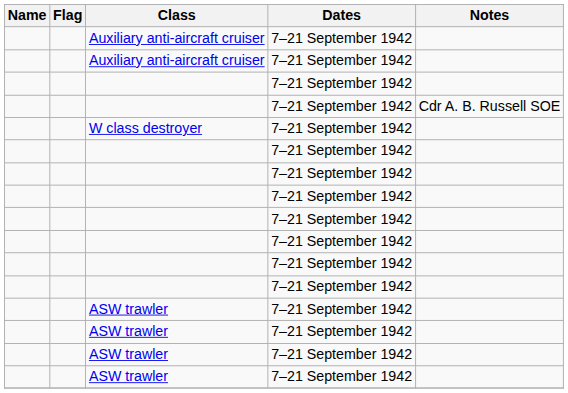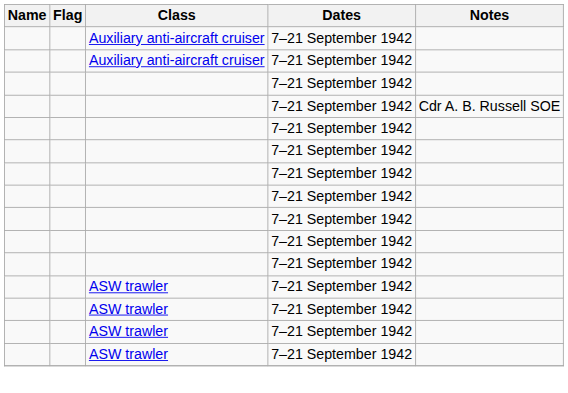- row: (27, 129)
